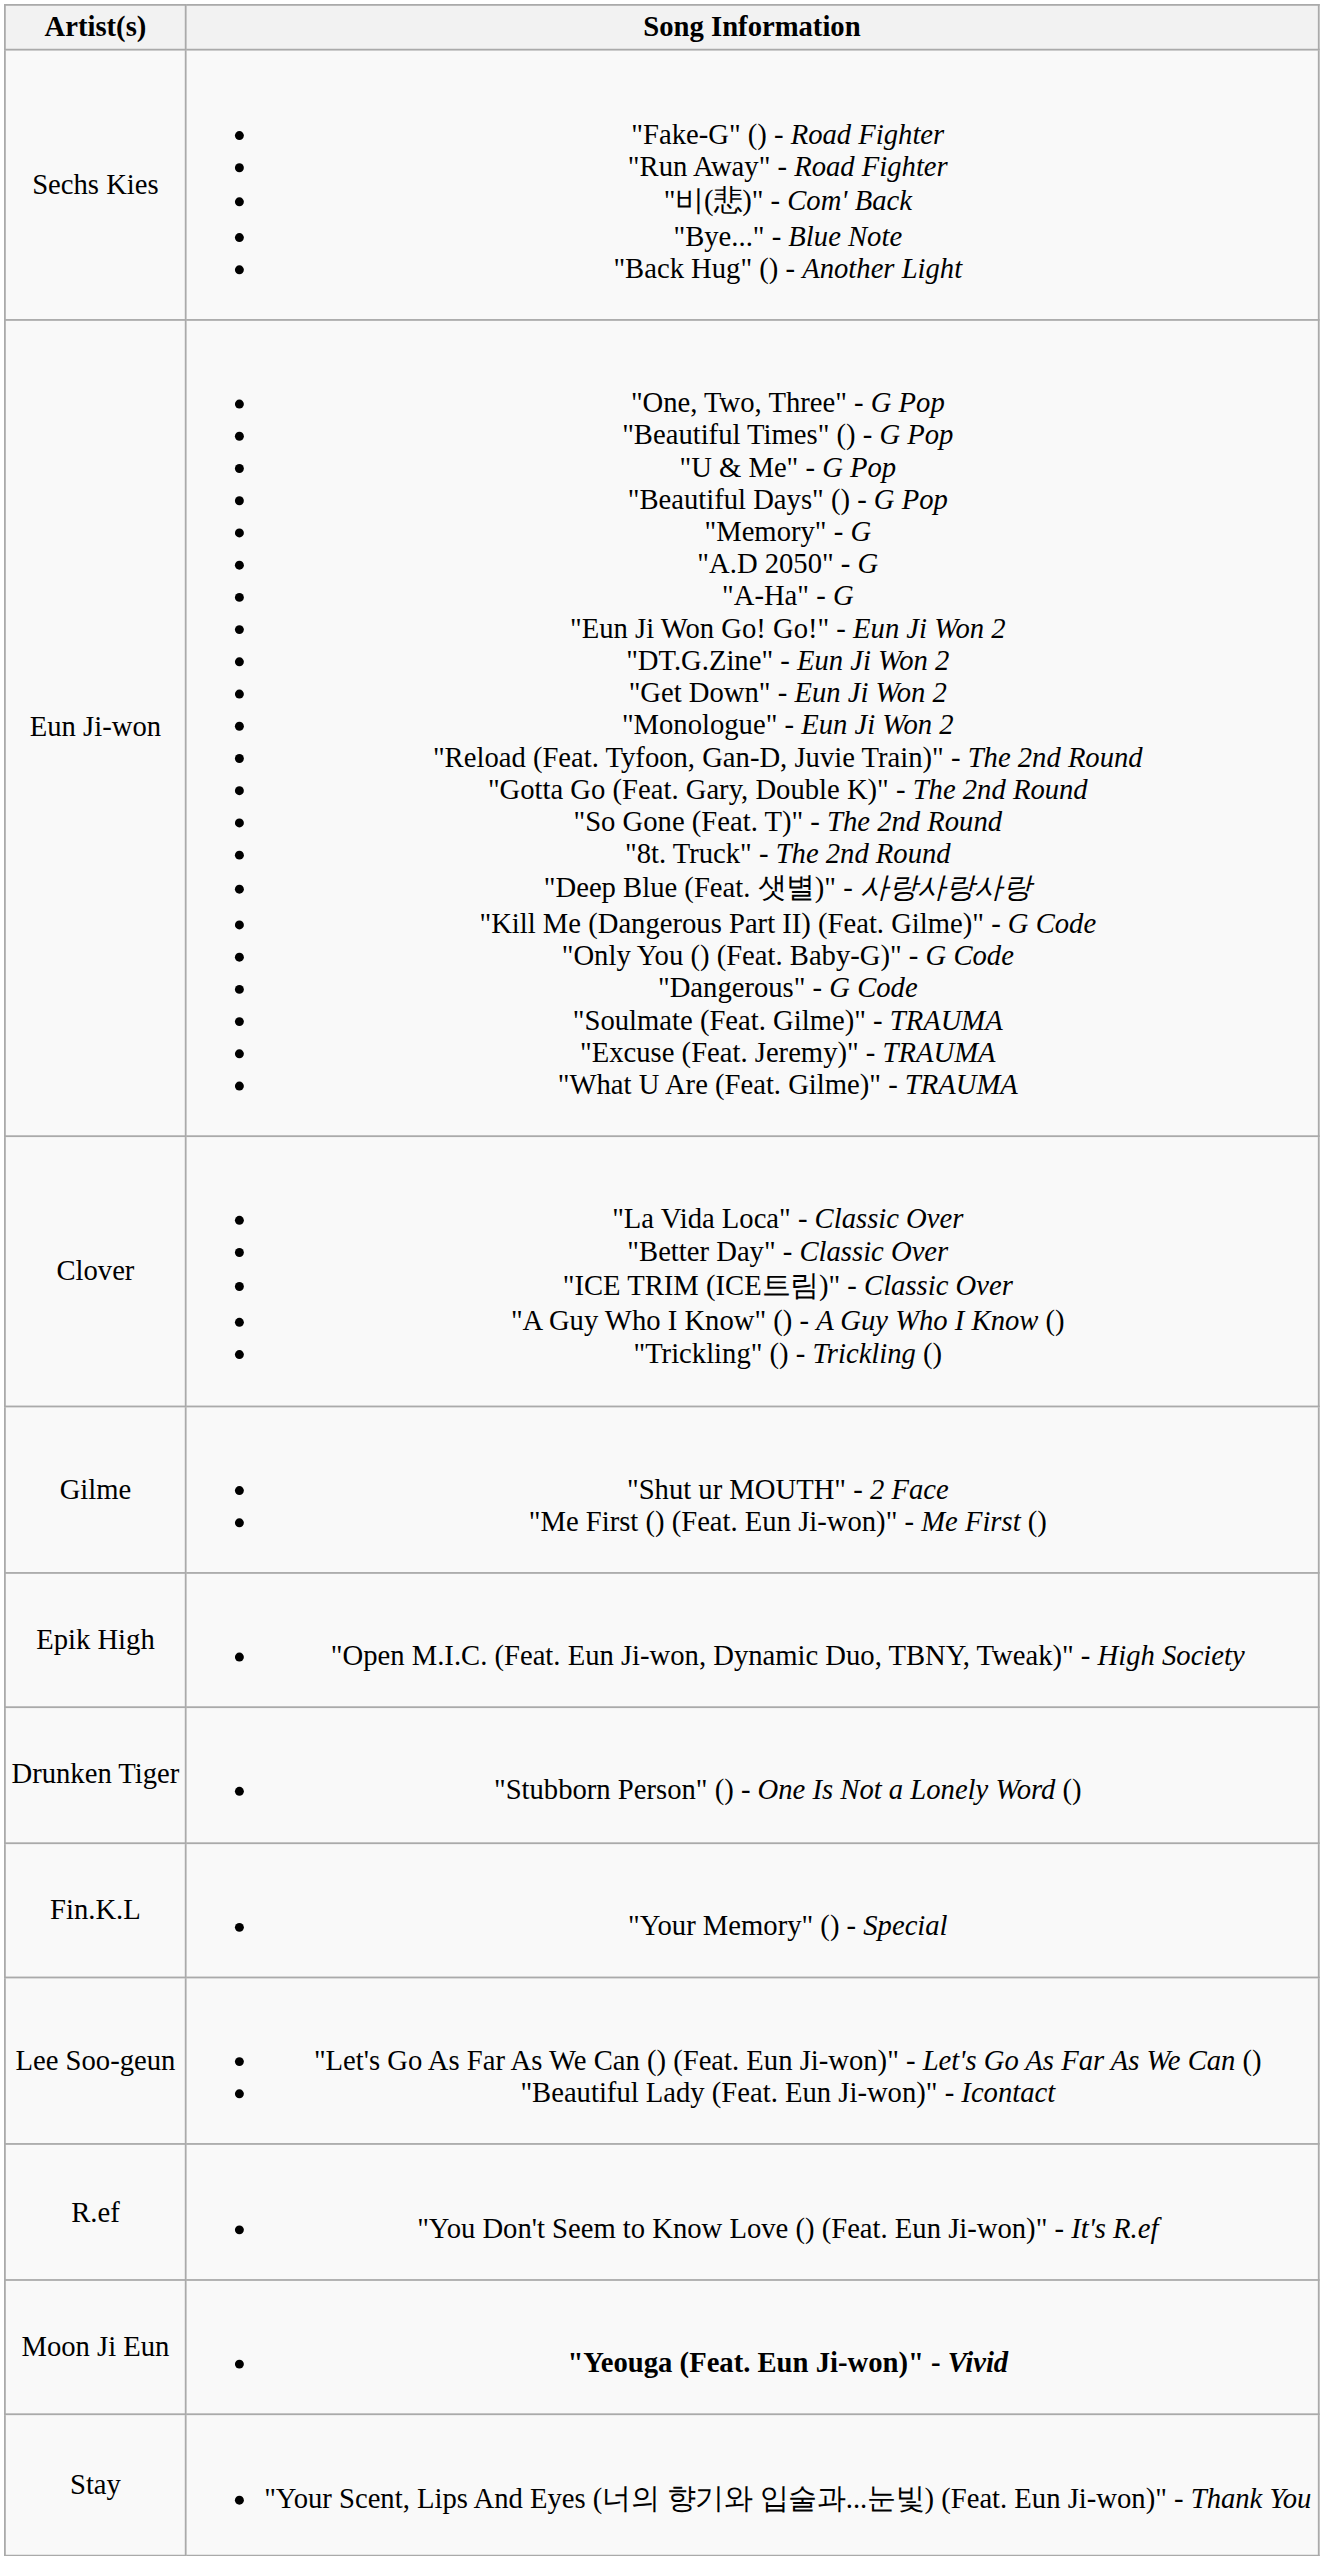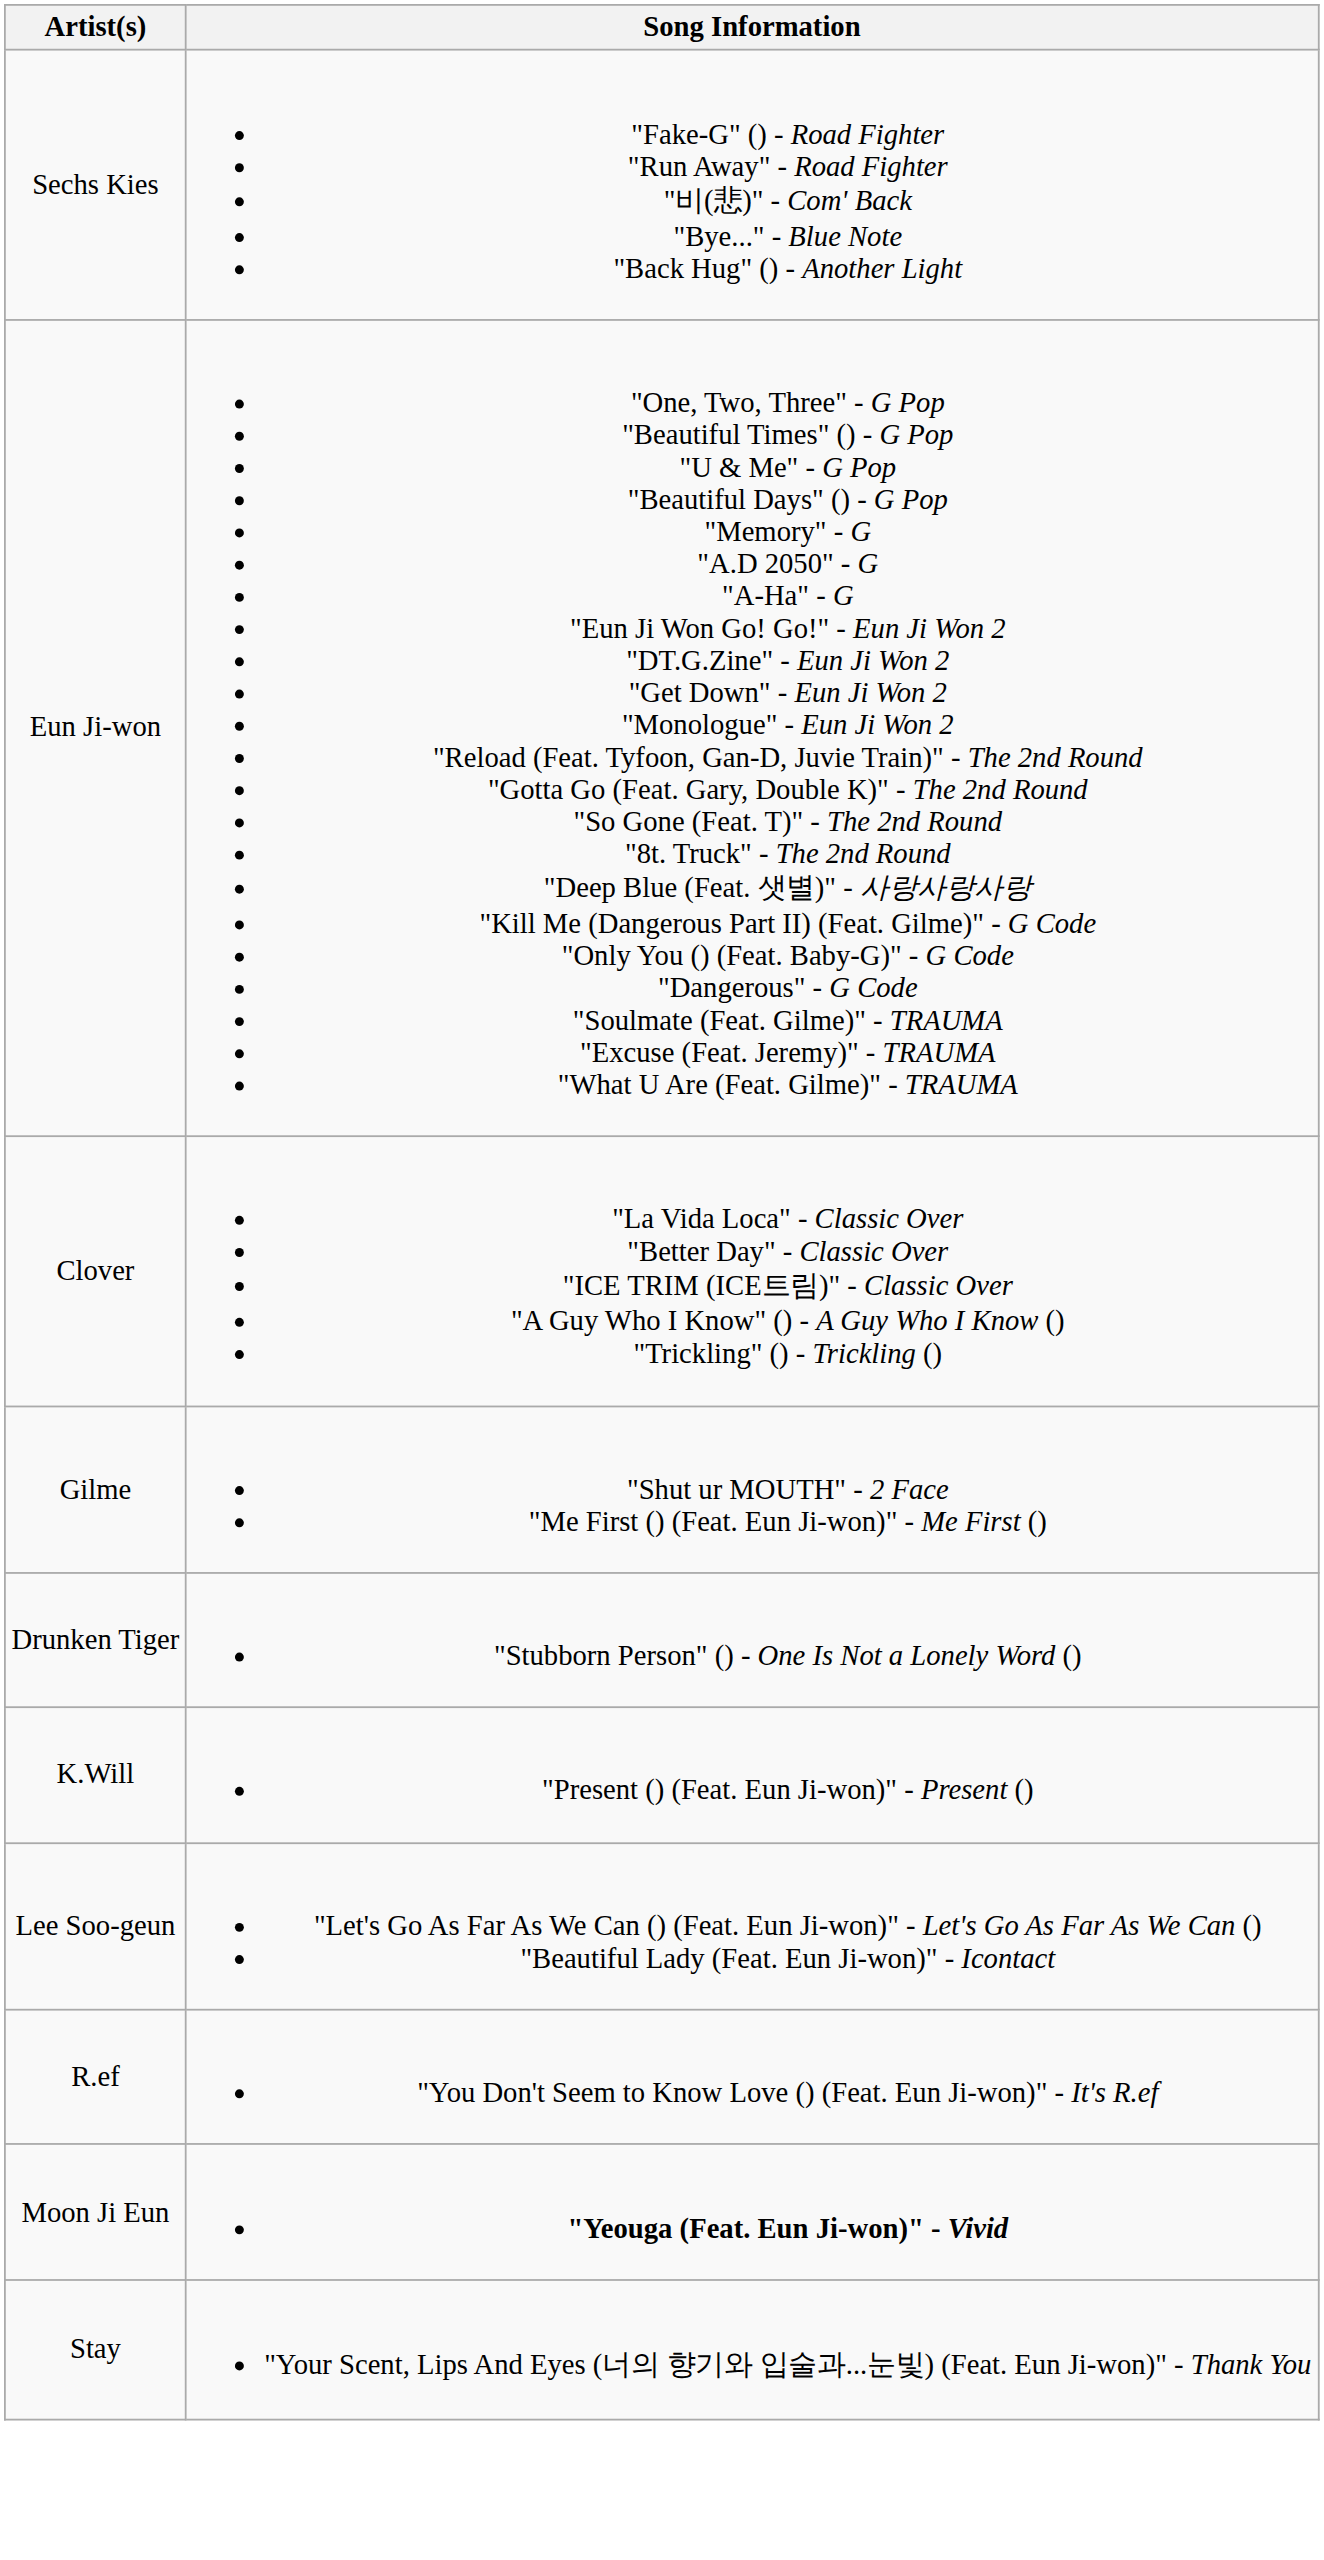- row: (95, 1639)
+ row: (95, 1774)
- row: (95, 1909)
